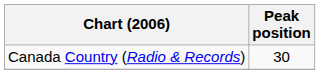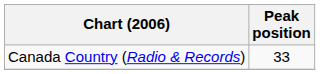(282, 57) 30 -> (282, 57) 33
